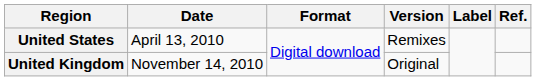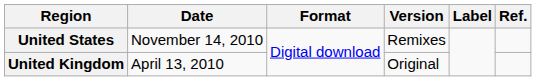(177, 40) April 13, 2010 -> (197, 40) November 14, 2010
(197, 64) November 14, 2010 -> (177, 64) April 13, 2010
